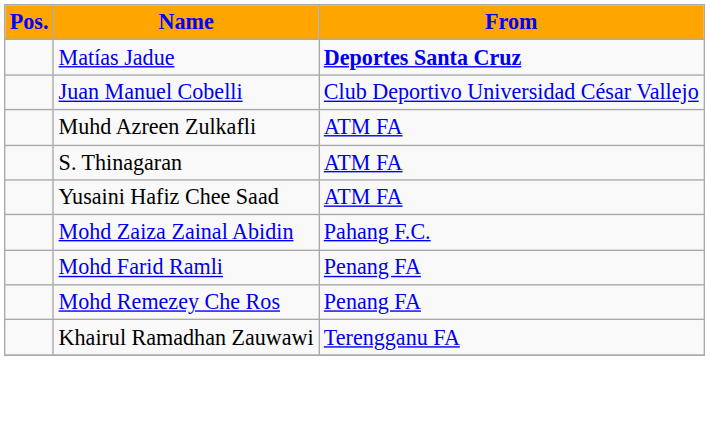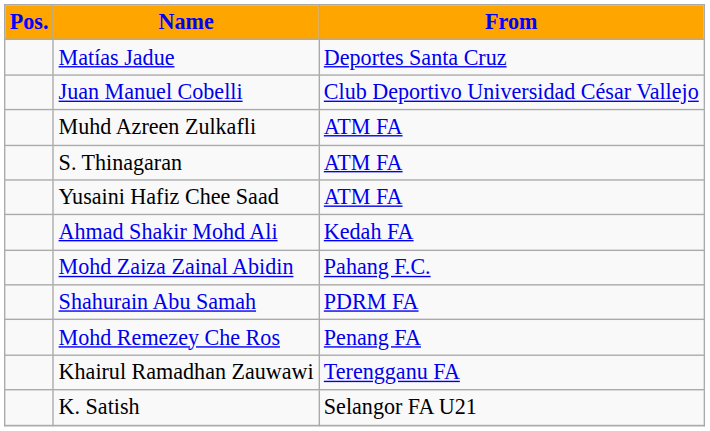(423, 57) bold -> (415, 57) normal
+ row: (168, 232)
+ row: (157, 302)
- row: (141, 267)
+ row: (99, 407)
